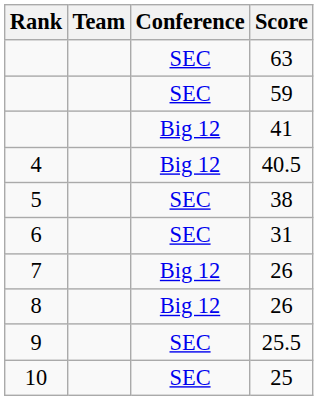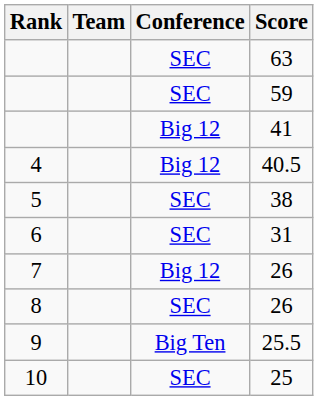(190, 306) Big 12 -> (190, 306) SEC
(190, 341) SEC -> (190, 341) Big Ten
